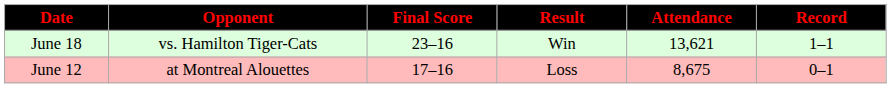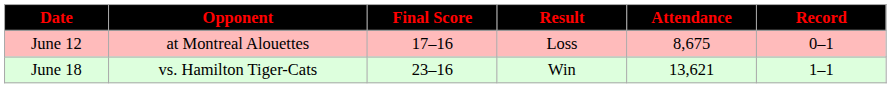rows swapped: (56, 69) <-> (56, 43)
